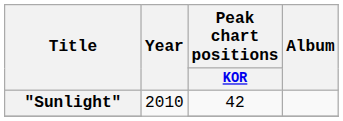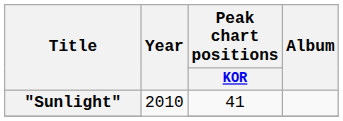(235, 103) 42 -> (235, 103) 41
